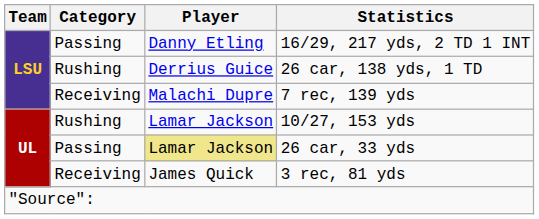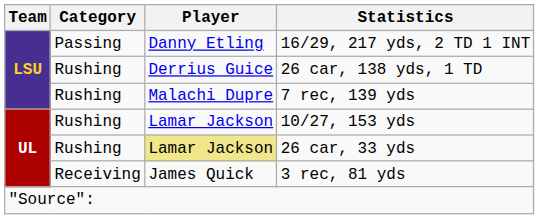(98, 96) Receiving -> (88, 96) Rushing
(88, 148) Passing -> (88, 148) Rushing
